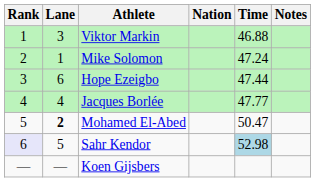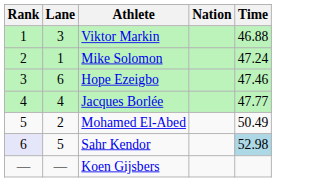- column: (291, 15)
(253, 79) 47.44 -> (253, 79) 47.46
(60, 123) bold -> (60, 123) normal
(253, 123) 50.47 -> (253, 123) 50.49
